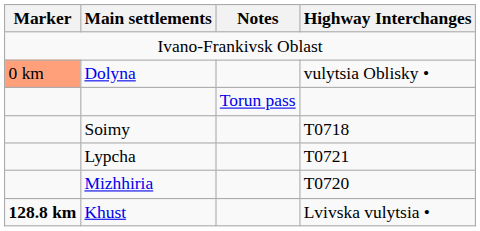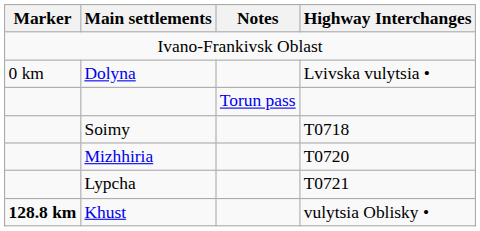(26, 73) lightsalmon background -> (26, 73) no background
(366, 73) vulytsia Oblisky • -> (367, 73) Lvivska vulytsia •
rows swapped: (119, 184) <-> (110, 156)
(367, 211) Lvivska vulytsia • -> (366, 211) vulytsia Oblisky •
